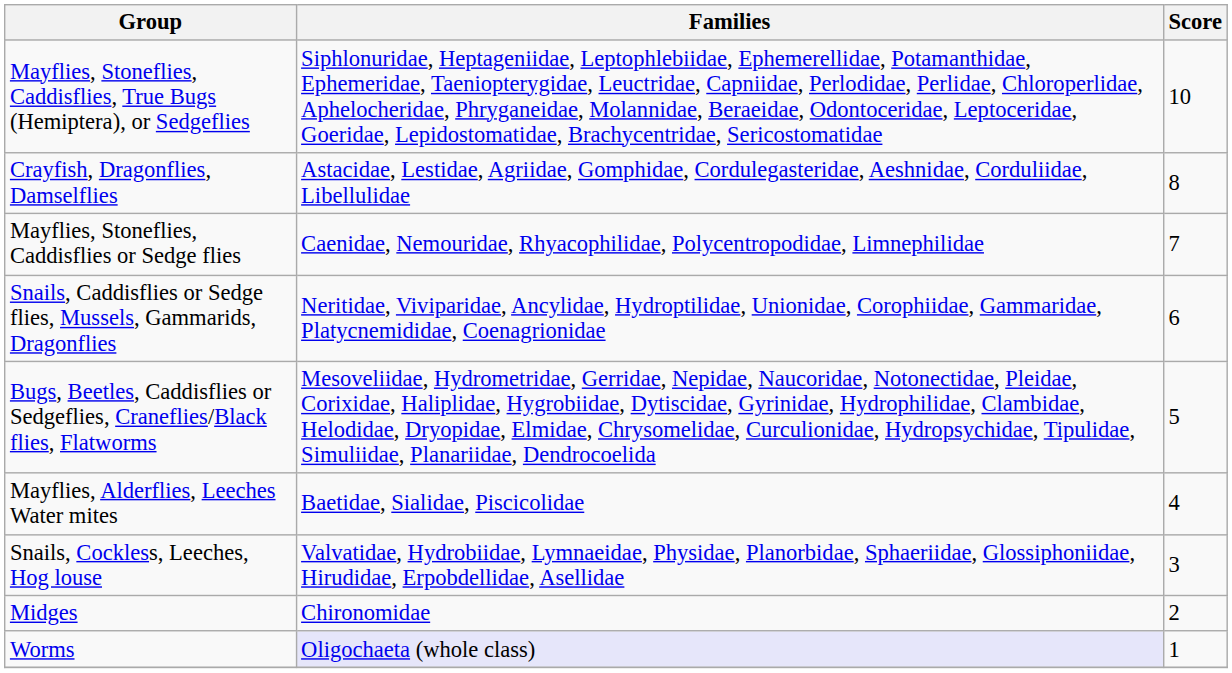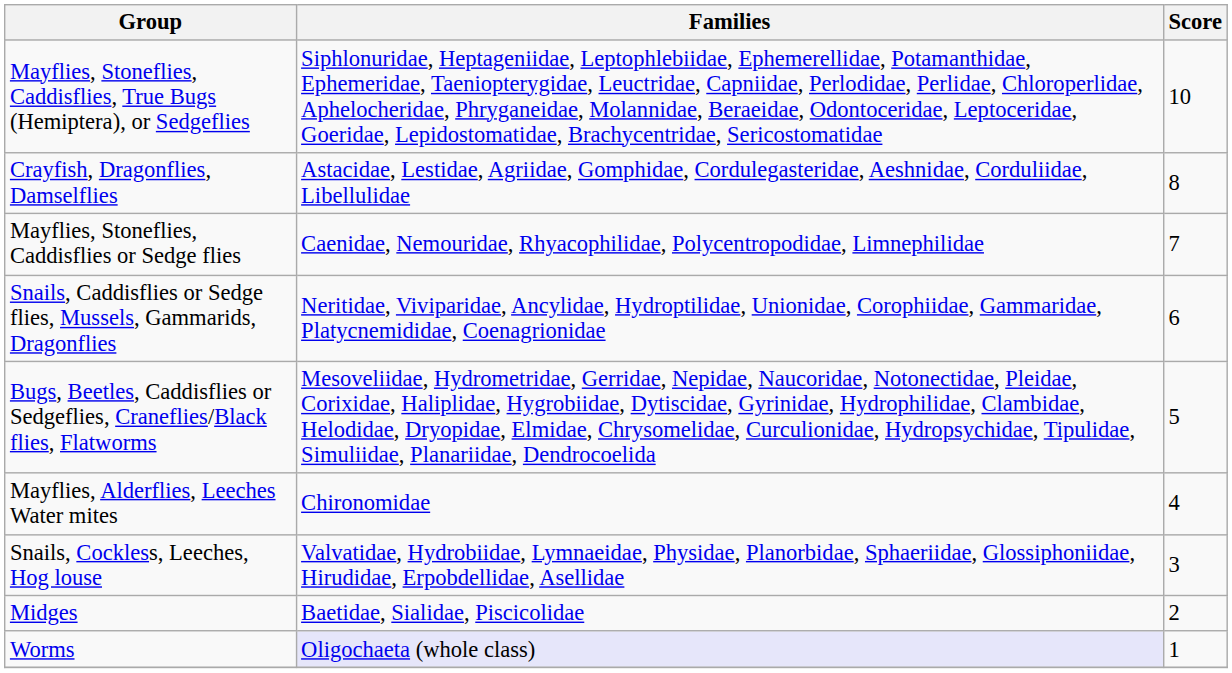(443, 503) Baetidae, Sialidae, Piscicolidae -> (366, 503) Chironomidae
(366, 613) Chironomidae -> (443, 613) Baetidae, Sialidae, Piscicolidae
